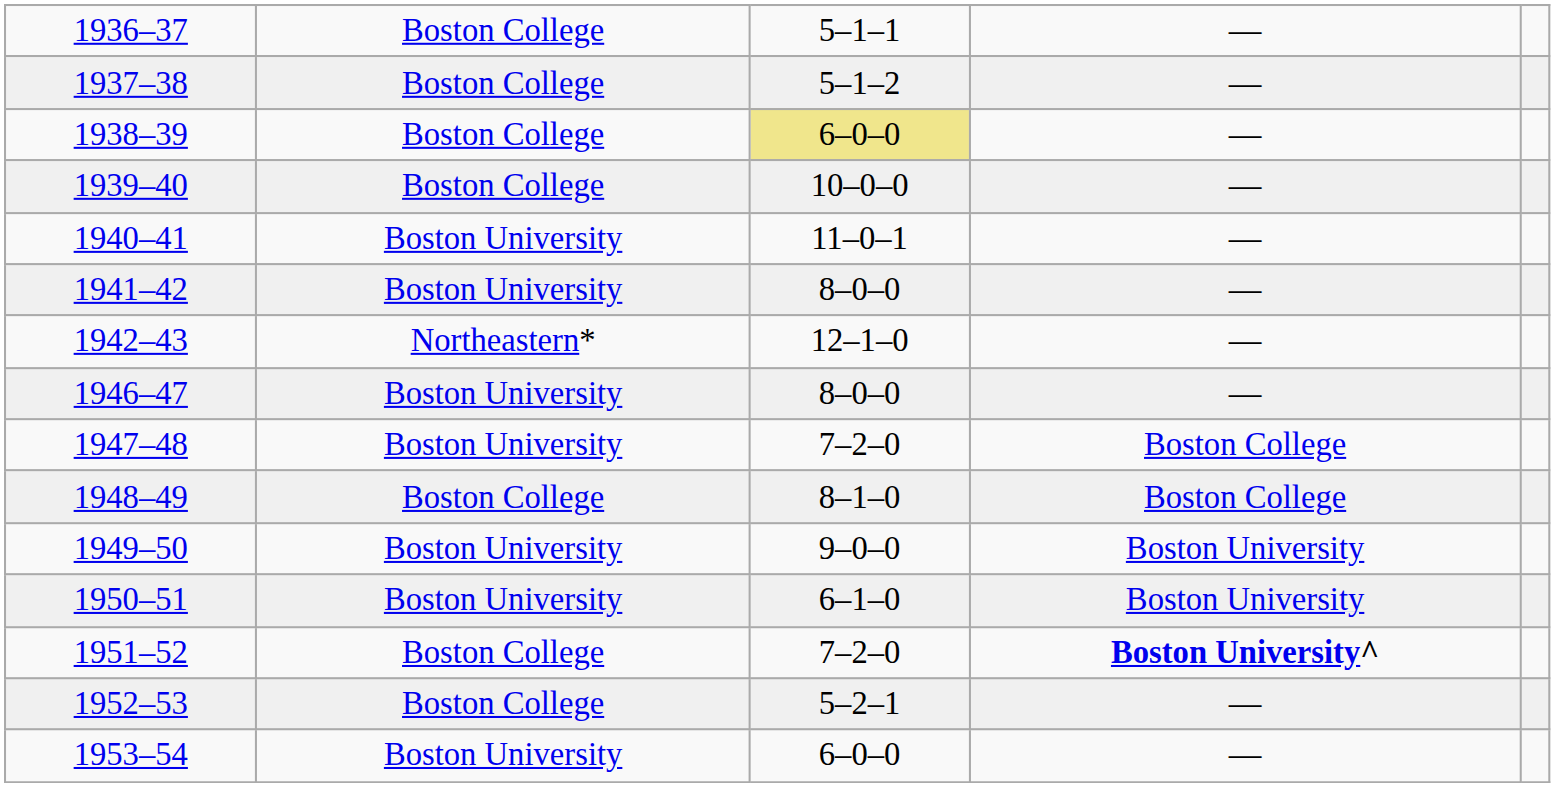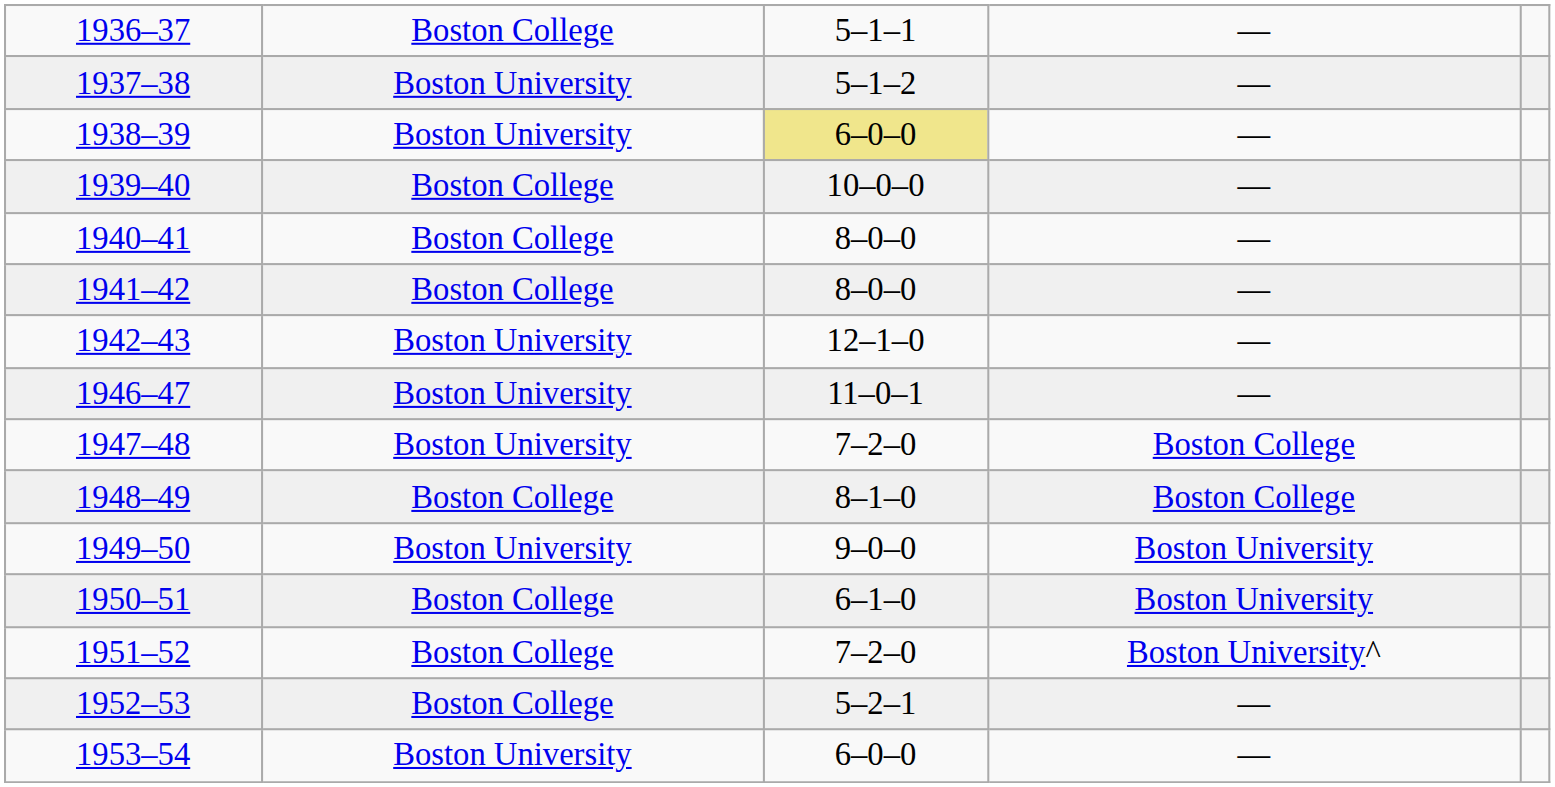(503, 82) Boston College -> (512, 82) Boston University
(503, 133) Boston College -> (512, 133) Boston University
(503, 237) Boston University -> (512, 237) Boston College
(860, 237) 11–0–1 -> (876, 237) 8–0–0
(503, 289) Boston University -> (512, 289) Boston College
(503, 340) Northeastern* -> (512, 340) Boston University
(860, 392) 8–0–0 -> (876, 392) 11–0–1
(503, 599) Boston University -> (512, 599) Boston College
(1245, 651) bold -> (1254, 651) normal
